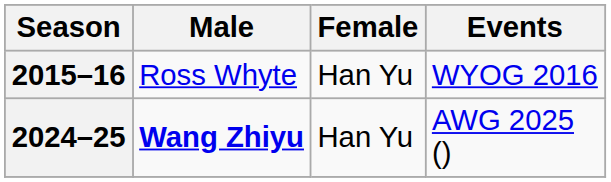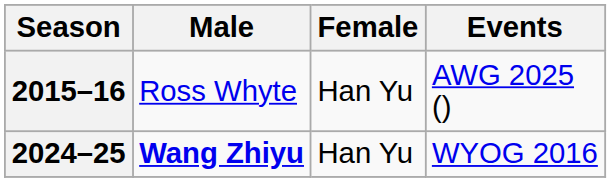(515, 74) WYOG 2016 -> (503, 90) AWG 2025 ()
(503, 137) AWG 2025 () -> (515, 153) WYOG 2016
